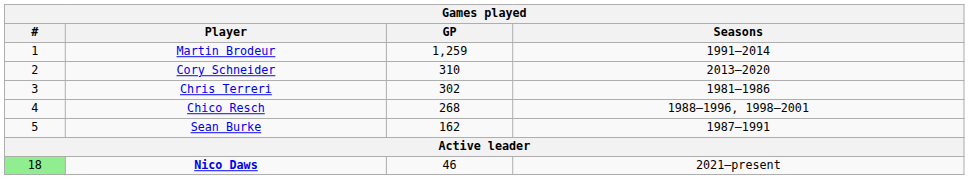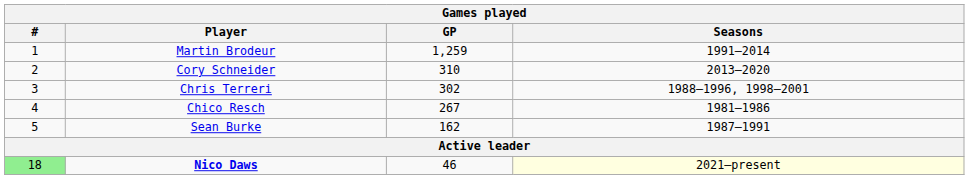(738, 90) 1981–1986 -> (738, 90) 1988–1996, 1998–2001
(450, 109) 268 -> (450, 109) 267
(738, 109) 1988–1996, 1998–2001 -> (738, 109) 1981–1986
(738, 166) no background -> (738, 166) lightyellow background
